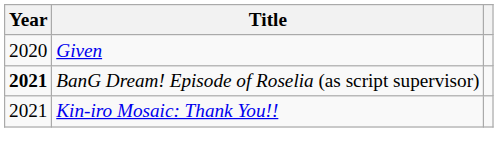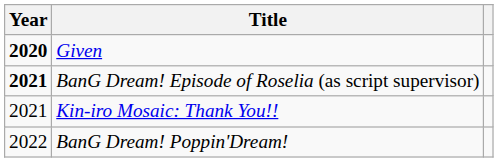(28, 50) normal -> (28, 50) bold
+ row: (172, 141)
